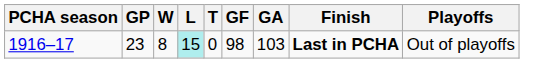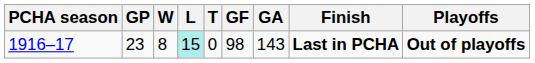(271, 44) 103 -> (271, 44) 143
(461, 44) normal -> (466, 44) bold
